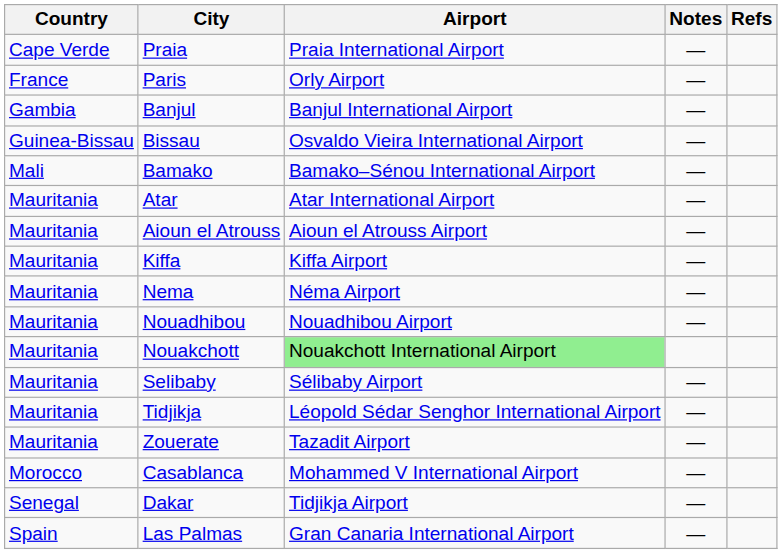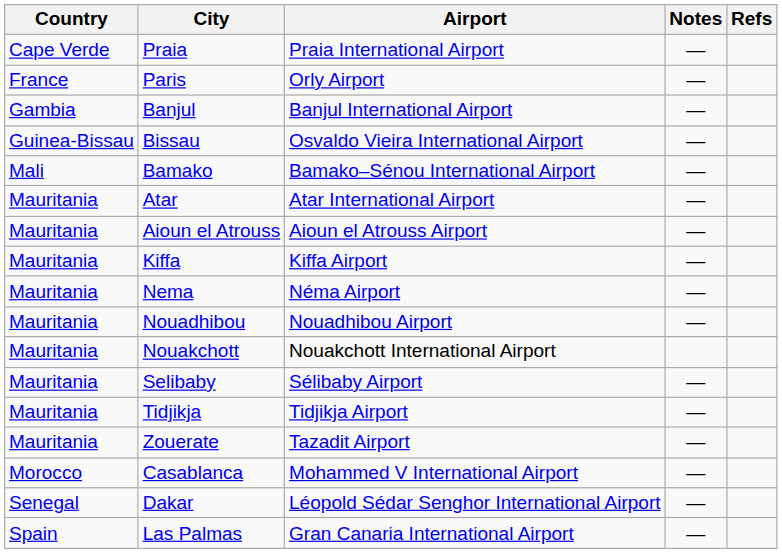(422, 351) lightgreen background -> (422, 351) no background
(475, 412) Léopold Sédar Senghor International Airport -> (348, 412) Tidjikja Airport
(348, 502) Tidjikja Airport -> (475, 502) Léopold Sédar Senghor International Airport
